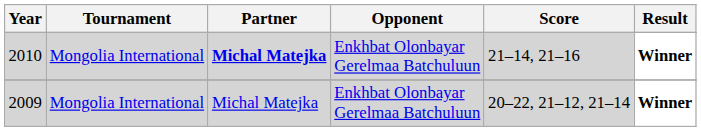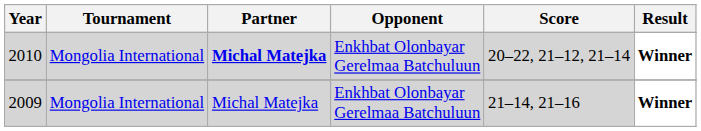(534, 56) 21–14, 21–16 -> (559, 56) 20–22, 21–12, 21–14
(559, 103) 20–22, 21–12, 21–14 -> (534, 103) 21–14, 21–16
